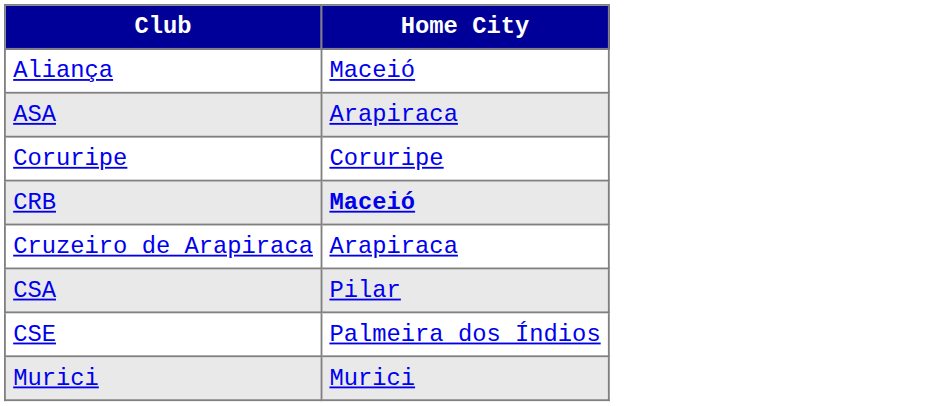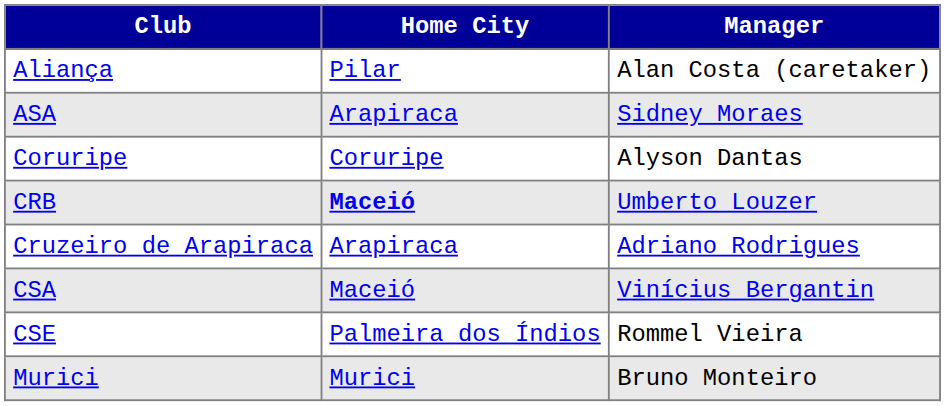+ column: (774, 27)
(372, 71) Maceió -> (365, 71) Pilar
(365, 290) Pilar -> (372, 290) Maceió
